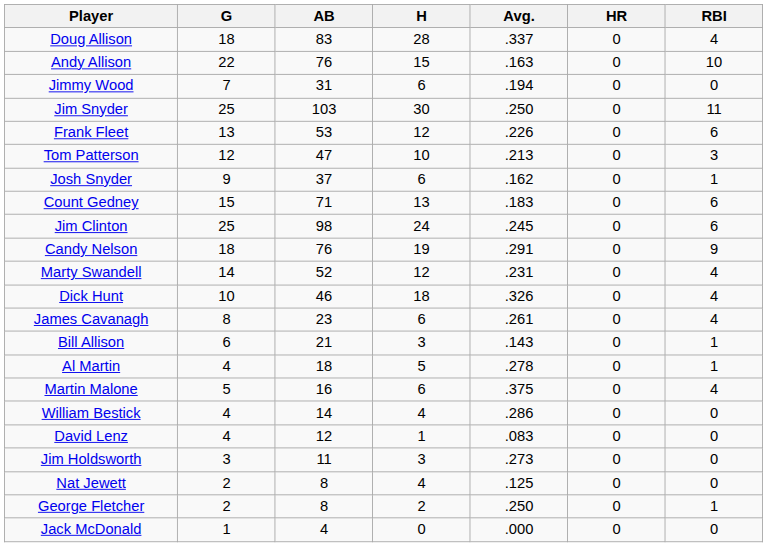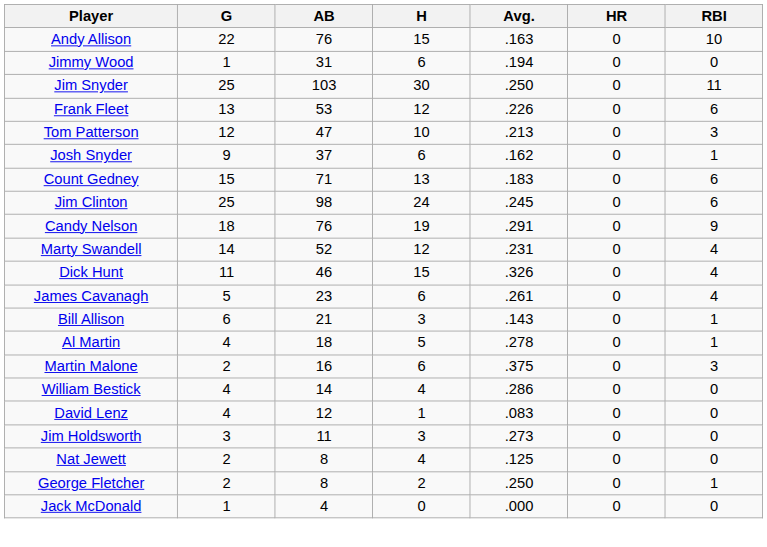- row: (91, 39)
(227, 86) 7 -> (227, 62) 1
(227, 296) 10 -> (227, 272) 11
(422, 296) 18 -> (422, 272) 15
(227, 319) 8 -> (227, 296) 5
(227, 389) 5 -> (227, 366) 2
(714, 389) 4 -> (714, 366) 3
